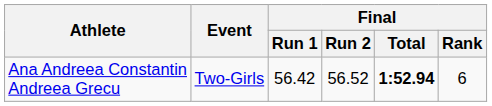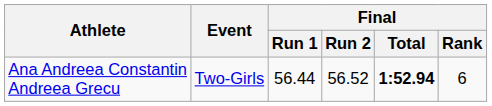(295, 79) 56.42 -> (295, 79) 56.44
